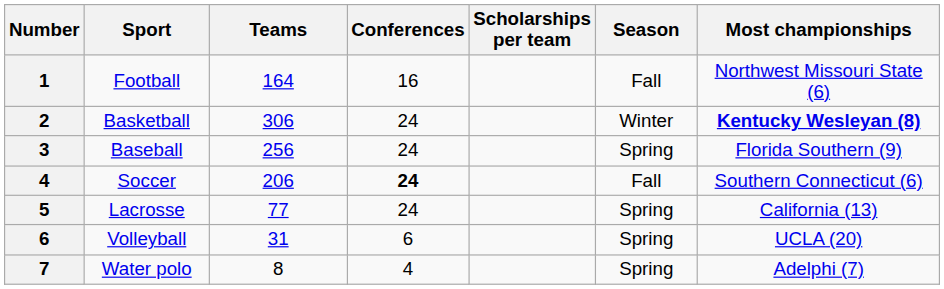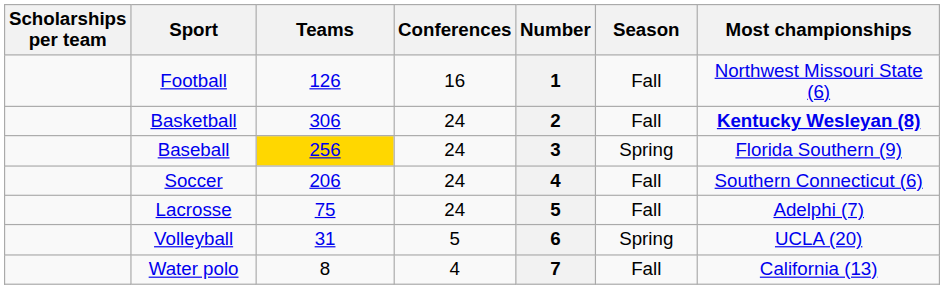columns swapped: (44, 29) <-> (532, 29)
(278, 80) 164 -> (325, 80) 126
(646, 120) Winter -> (646, 120) Fall
(278, 150) no background -> (325, 150) gold background
(408, 180) bold -> (455, 180) normal
(278, 209) 77 -> (325, 209) 75
(646, 209) Spring -> (646, 209) Fall
(819, 209) California (13) -> (819, 209) Adelphi (7)
(408, 239) 6 -> (455, 239) 5
(646, 269) Spring -> (646, 269) Fall
(819, 269) Adelphi (7) -> (819, 269) California (13)
